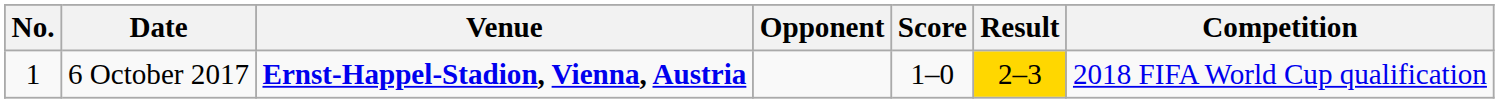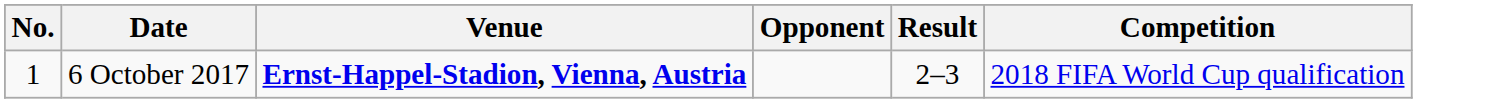- column: (932, 27)
(1020, 73) gold background -> (937, 73) no background
